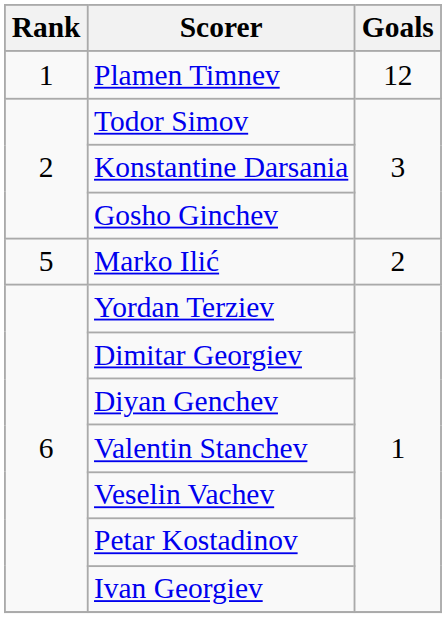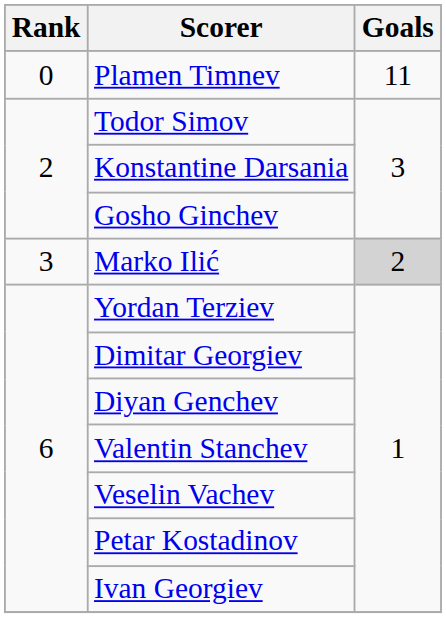(46, 74) 1 -> (46, 74) 0
(398, 74) 12 -> (398, 74) 11
(46, 261) 5 -> (46, 261) 3
(398, 261) no background -> (398, 261) lightgrey background
